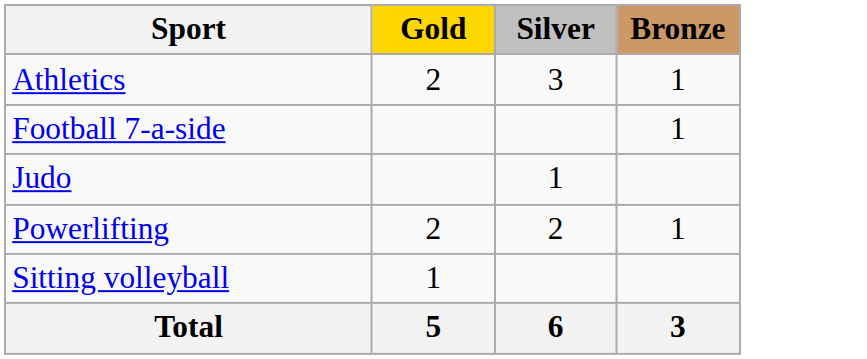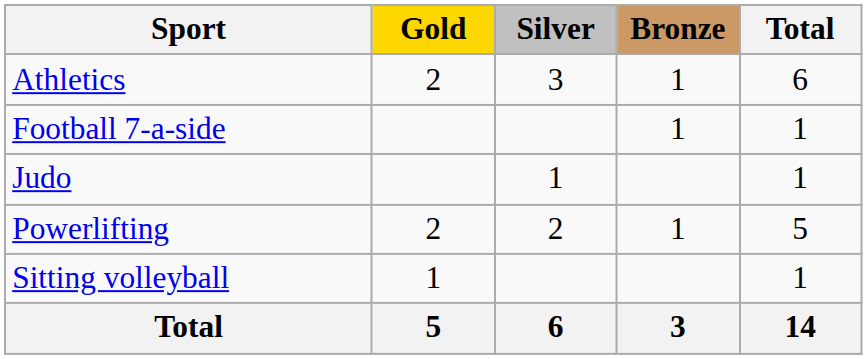+ column: (800, 29)
